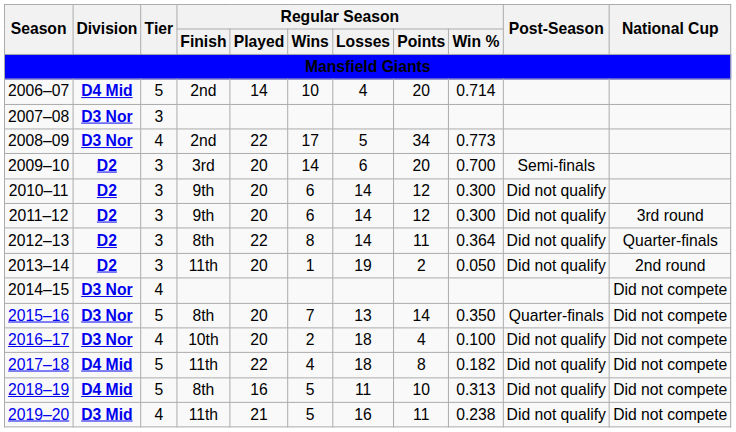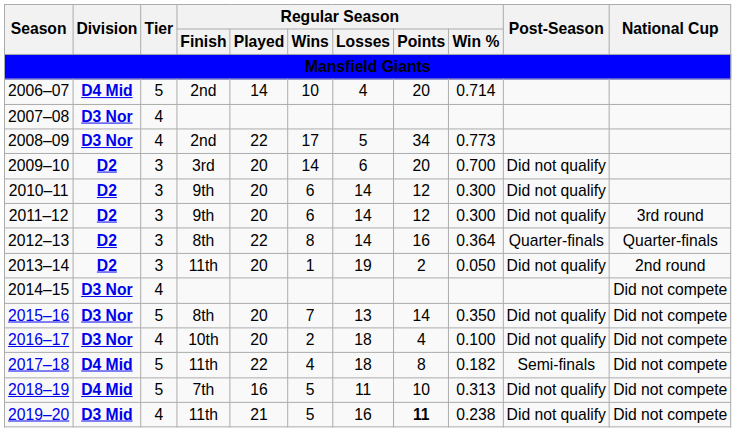(159, 116) 3 -> (159, 116) 4
(556, 166) Semi-finals -> (556, 166) Did not qualify
(421, 240) 11 -> (421, 240) 16
(556, 240) Did not qualify -> (556, 240) Quarter-finals
(556, 315) Quarter-finals -> (556, 315) Did not qualify
(556, 365) Did not qualify -> (556, 365) Semi-finals
(203, 389) 8th -> (203, 389) 7th
(421, 414) normal -> (421, 414) bold
